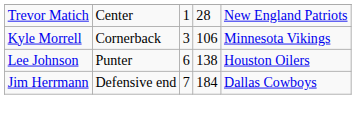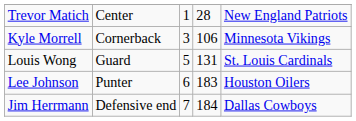+ row: (42, 60)
(207, 60) 138 -> (207, 82) 183
